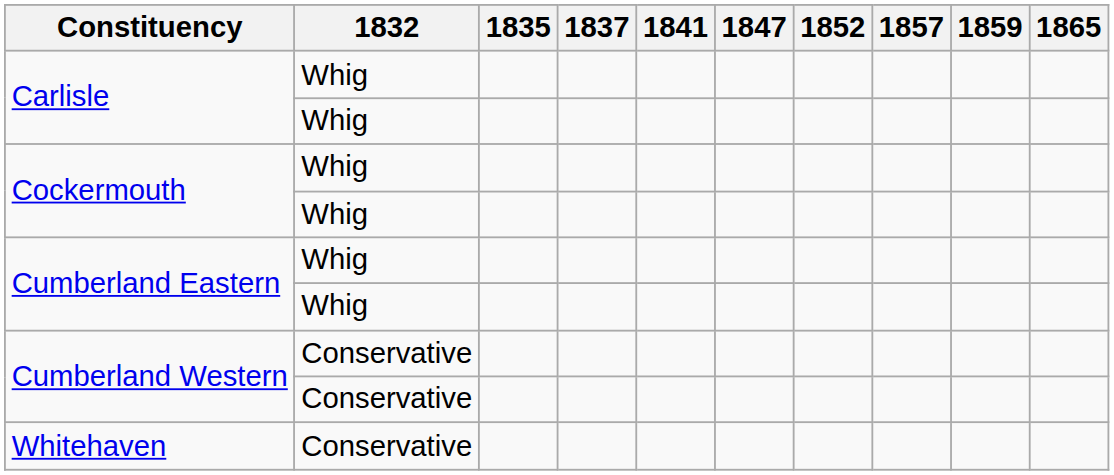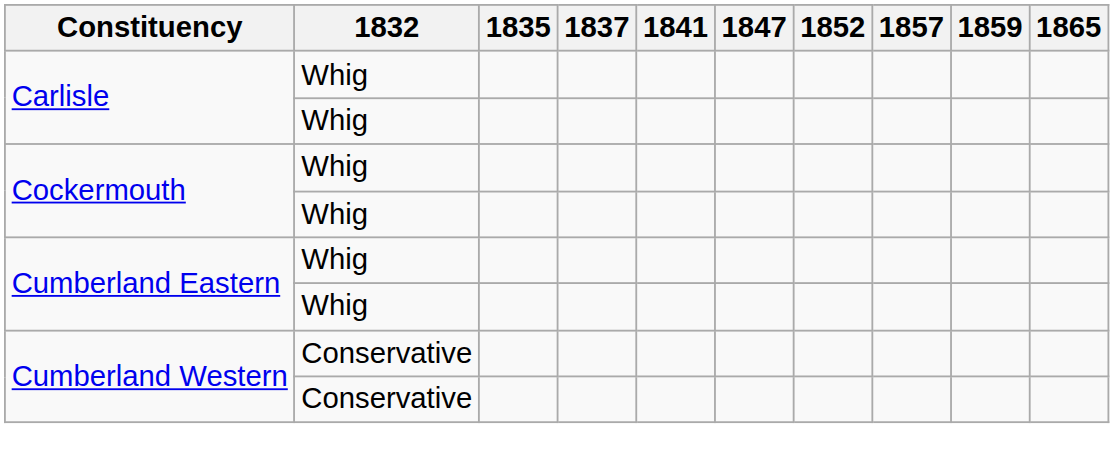- row: (89, 445)
